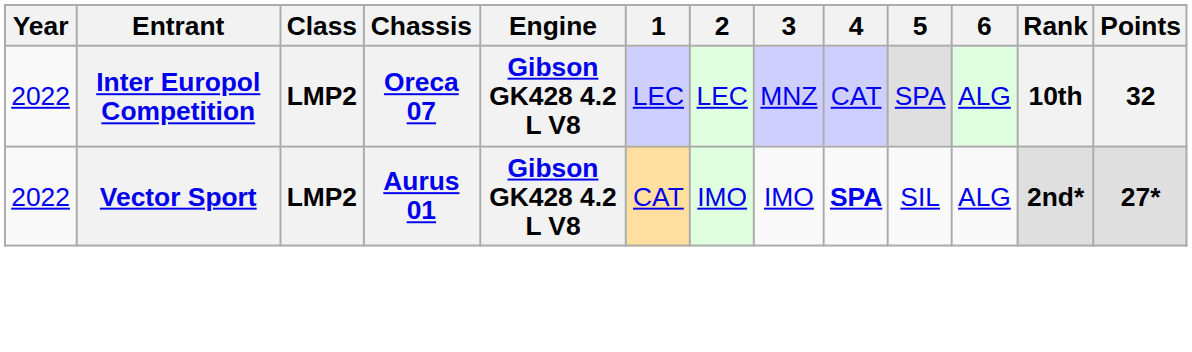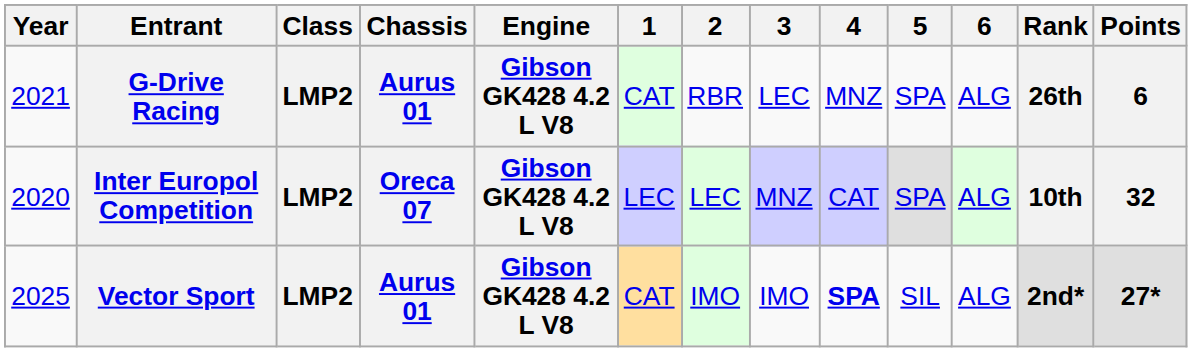+ row: (176, 96)
(41, 96) 2022 -> (41, 196) 2020
(41, 196) 2022 -> (41, 296) 2025
